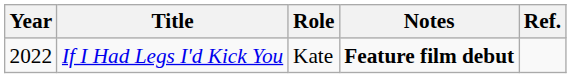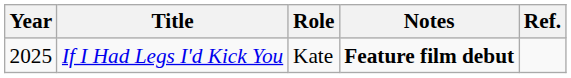(31, 55) 2022 -> (31, 55) 2025
